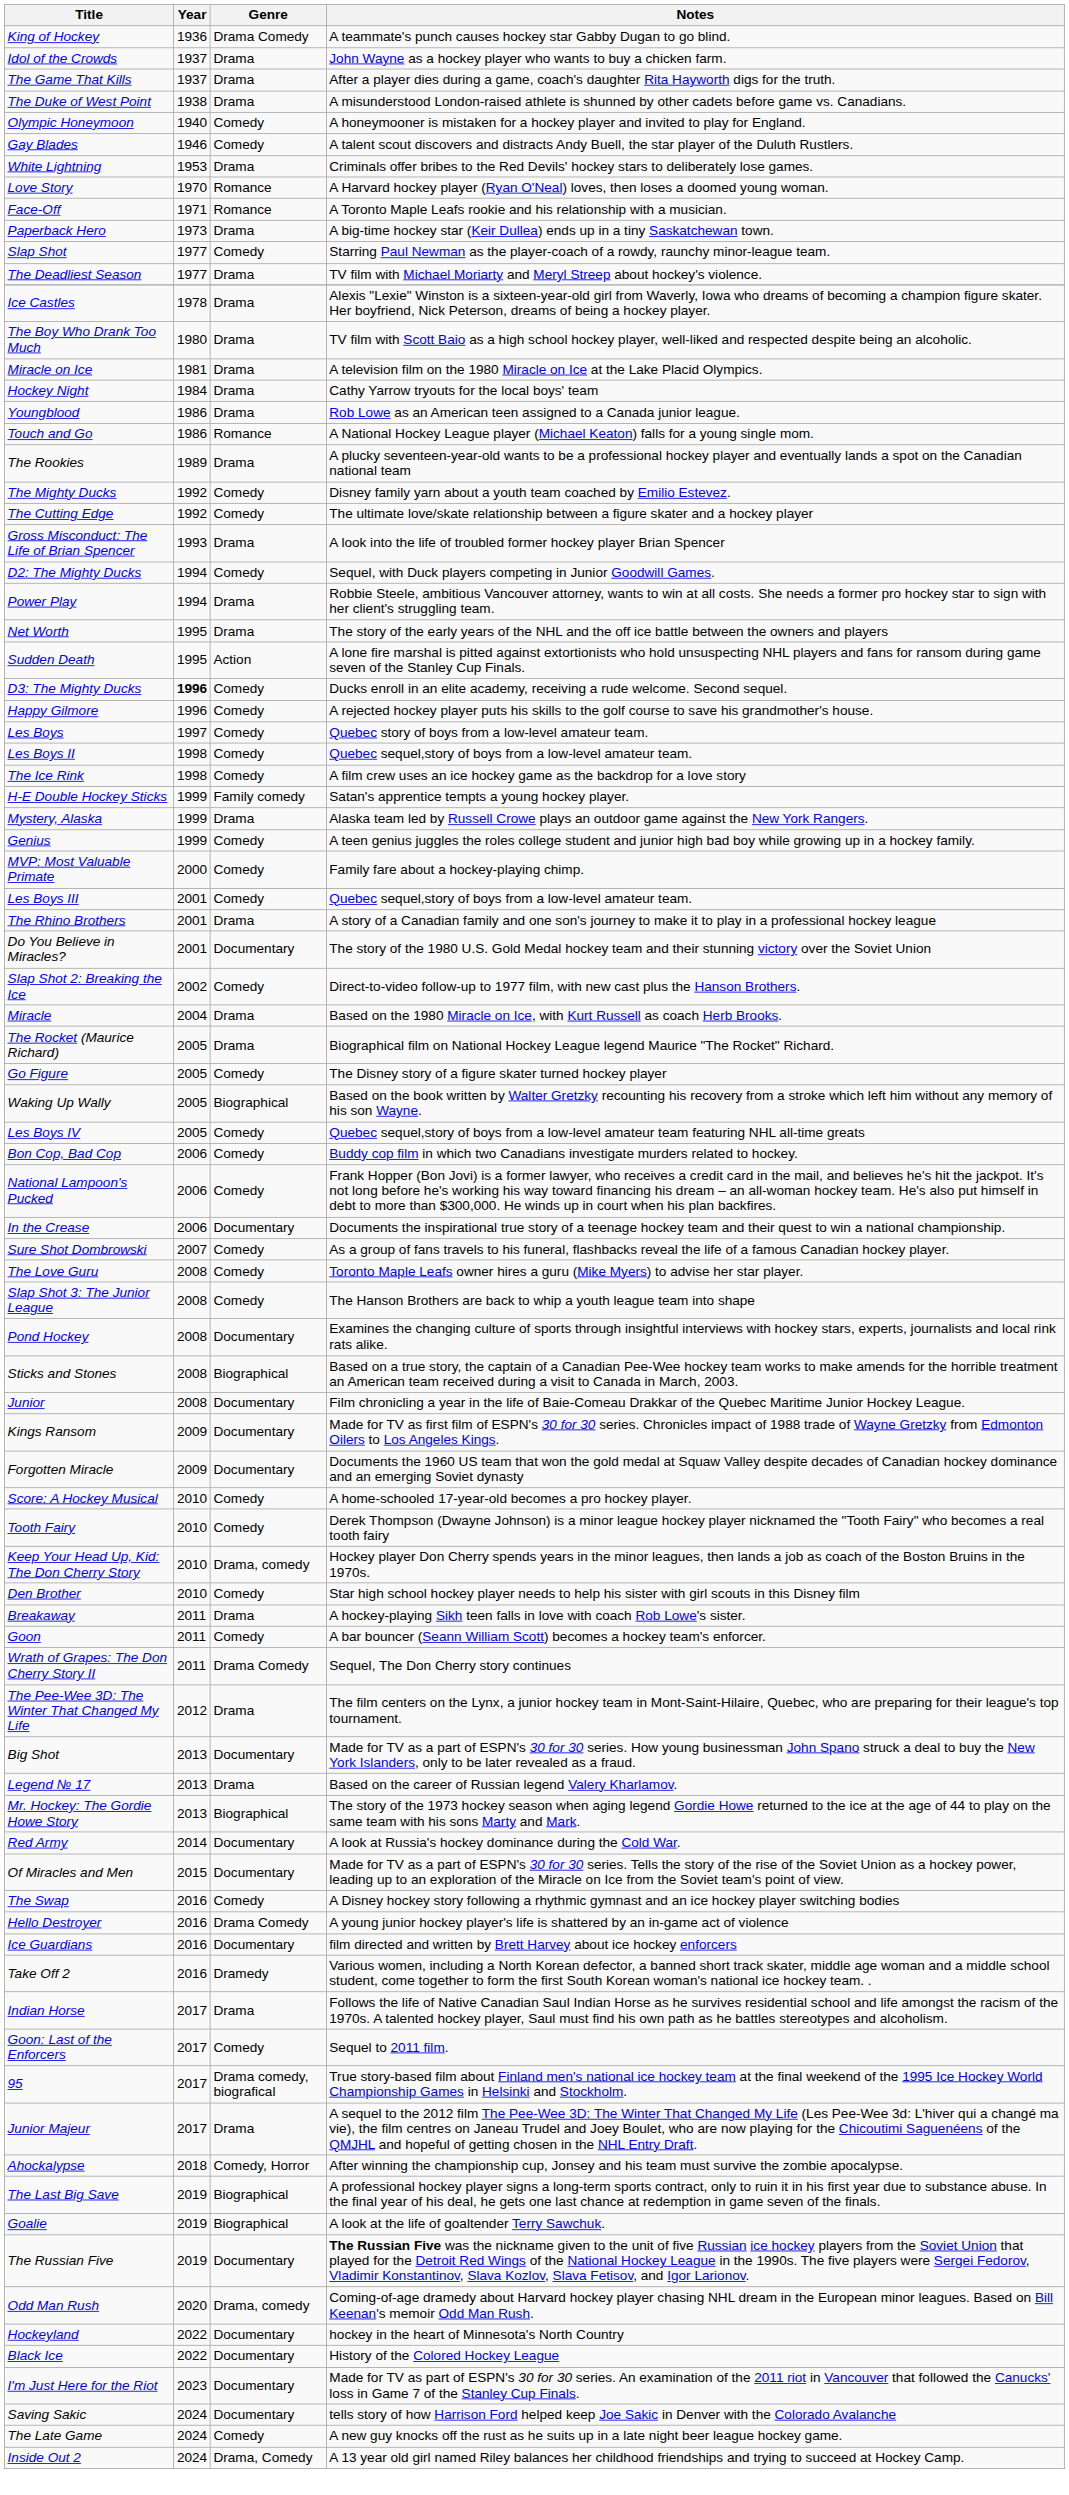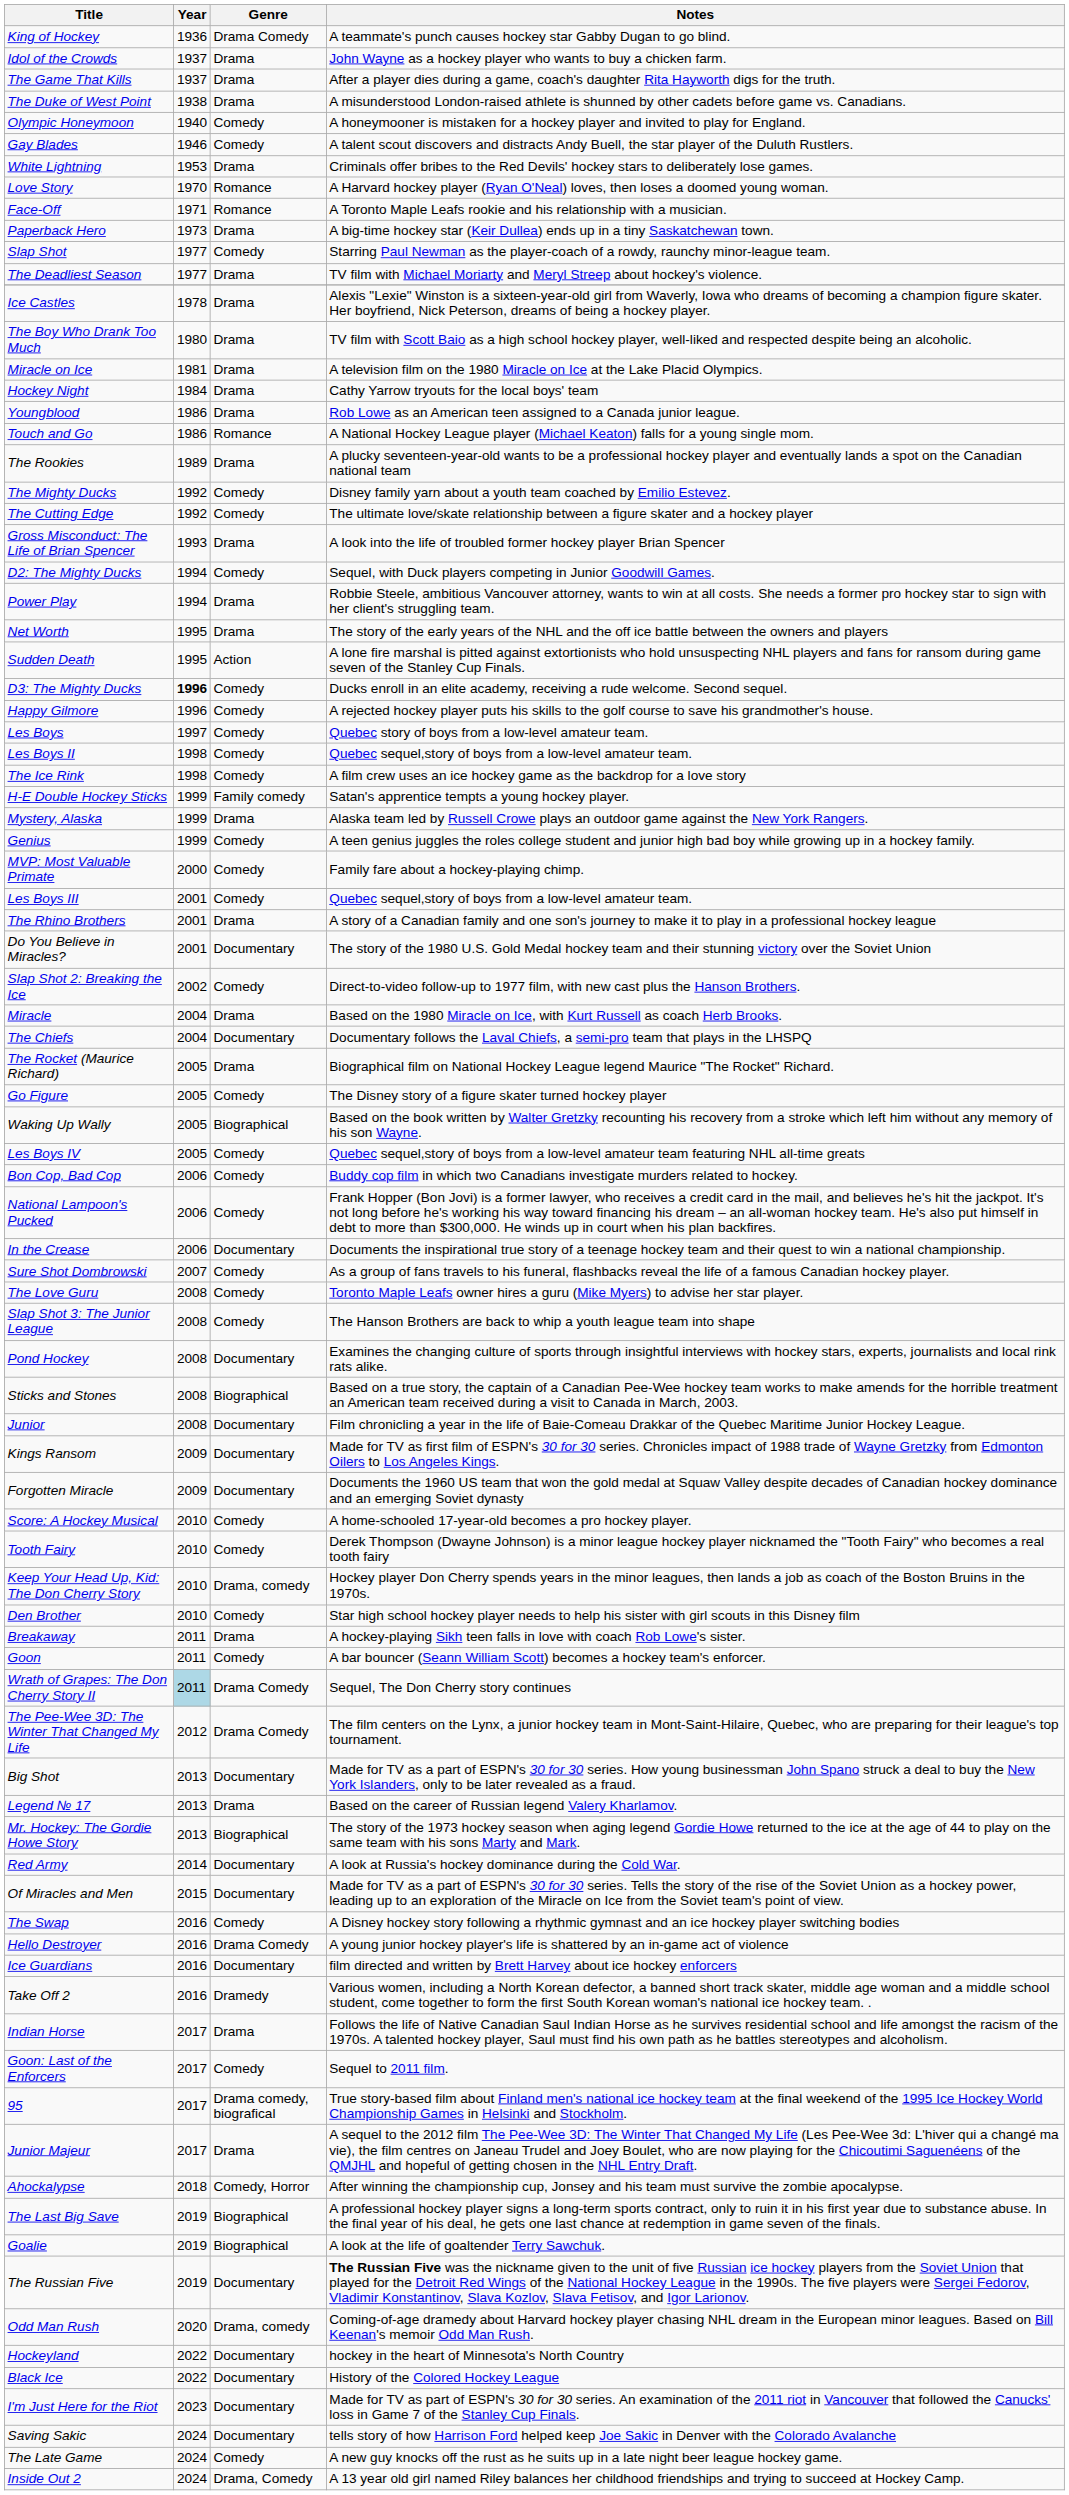+ row: (40, 1037)
(192, 1666) no background -> (192, 1687) lightblue background
(234, 1710) Drama -> (261, 1732) Drama Comedy
